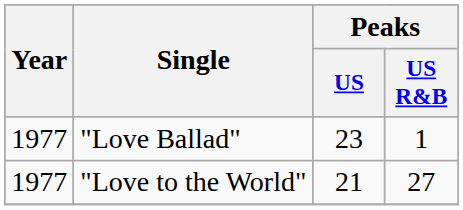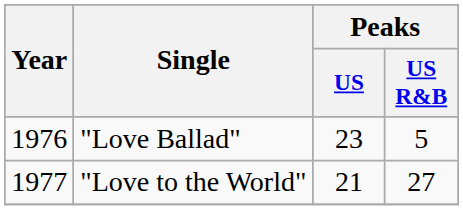(39, 138) 1977 -> (39, 138) 1976
(421, 138) 1 -> (421, 138) 5
